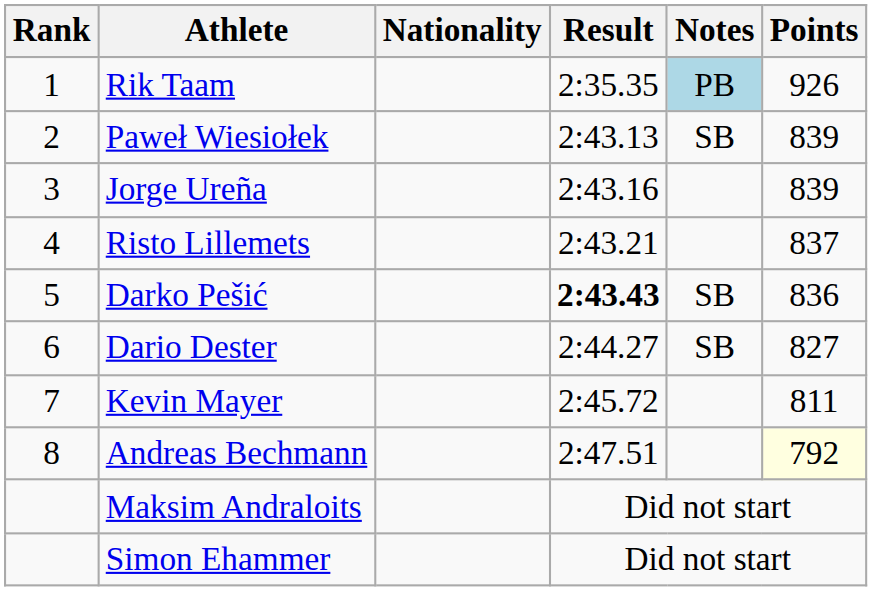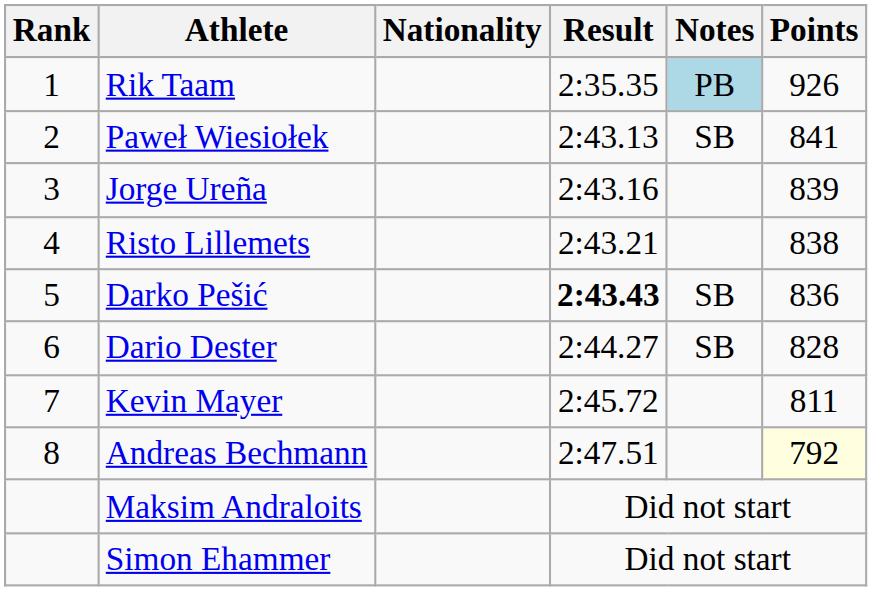(814, 136) 839 -> (814, 136) 841
(814, 242) 837 -> (814, 242) 838
(814, 347) 827 -> (814, 347) 828
